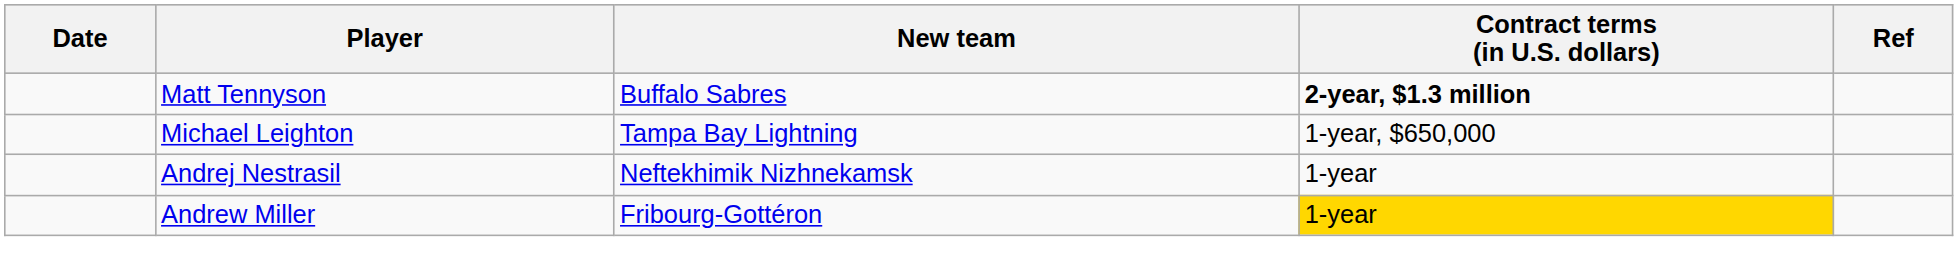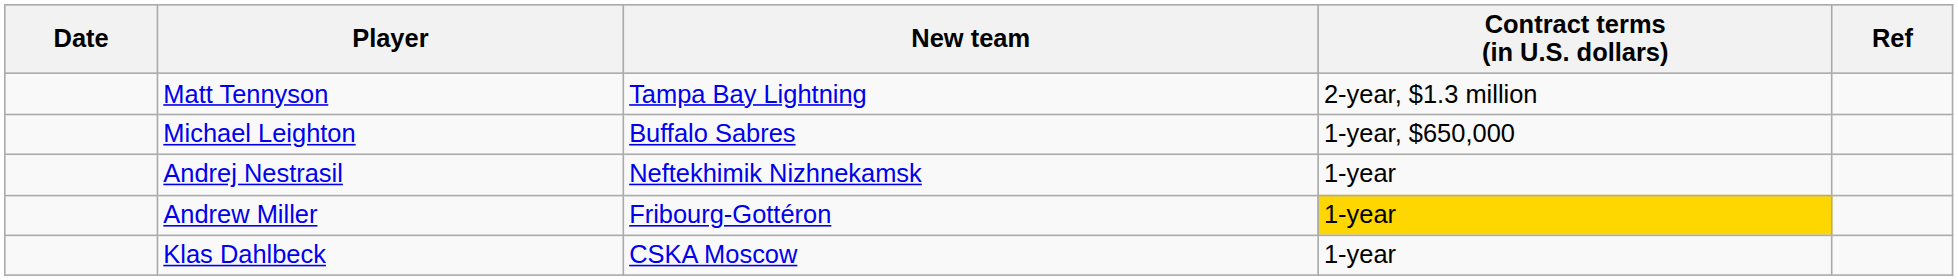(703, 93) Buffalo Sabres -> (748, 93) Tampa Bay Lightning
(1418, 93) bold -> (1431, 93) normal
(739, 133) Tampa Bay Lightning -> (712, 133) Buffalo Sabres
+ row: (245, 255)
